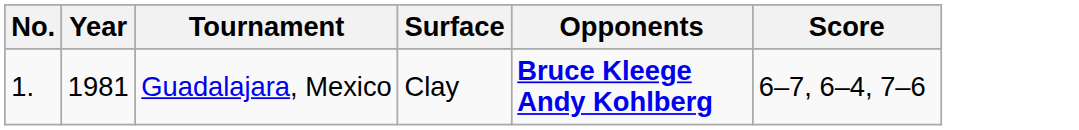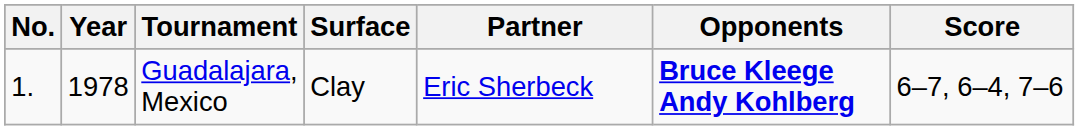+ column: (535, 26)
(98, 86) 1981 -> (98, 86) 1978
